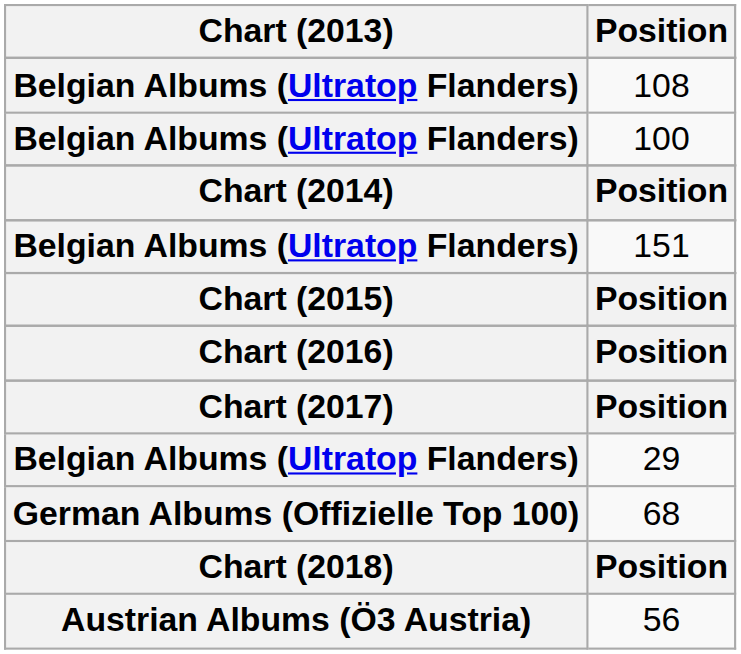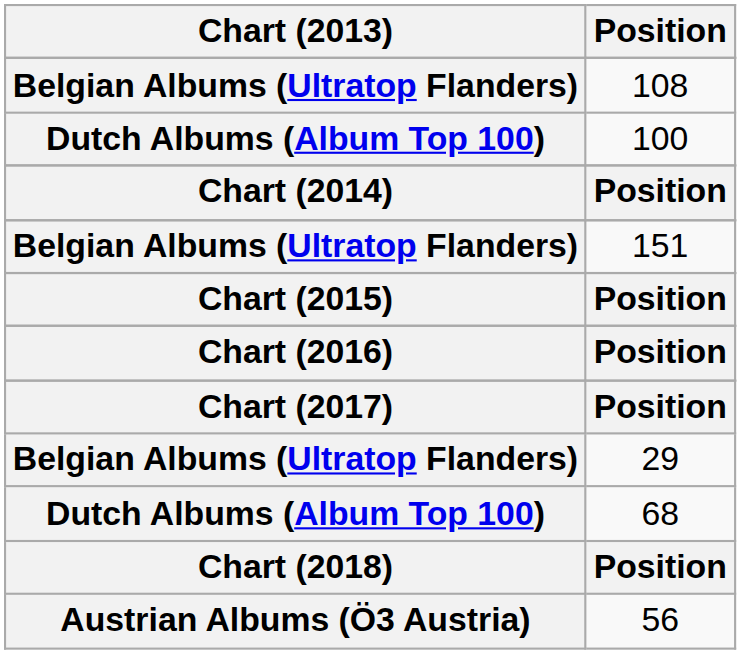(296, 138) Belgian Albums (Ultratop Flanders) -> (295, 138) Dutch Albums (Album Top 100)
(296, 513) German Albums (Offizielle Top 100) -> (295, 513) Dutch Albums (Album Top 100)
